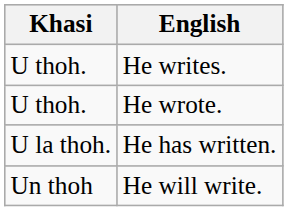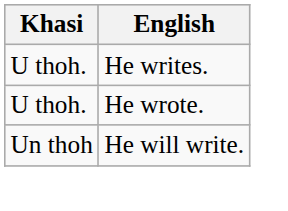- row: (200, 144)
